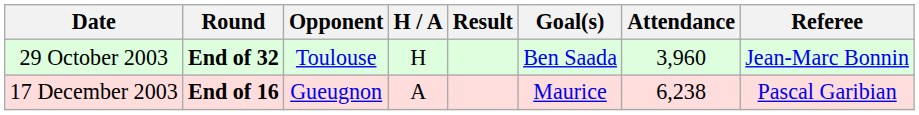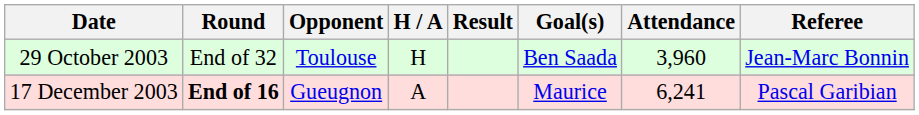(233, 57) bold -> (233, 57) normal
(681, 92) 6,238 -> (681, 92) 6,241
